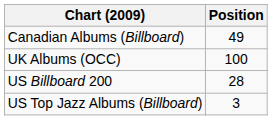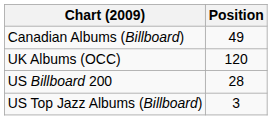(236, 59) 100 -> (236, 59) 120
